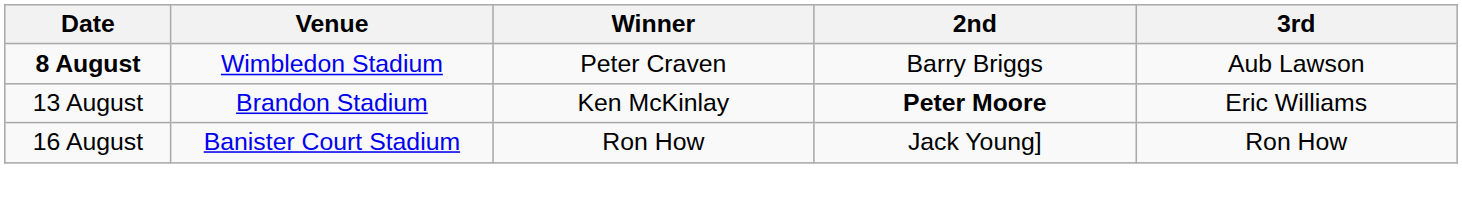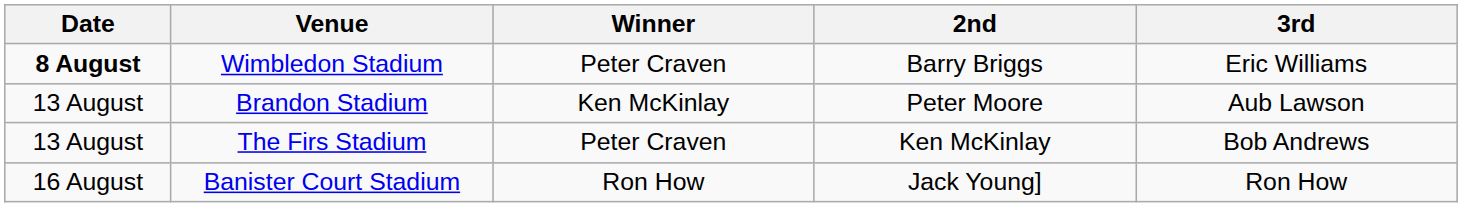(1296, 63) Aub Lawson -> (1296, 63) Eric Williams
(975, 102) bold -> (975, 102) normal
(1296, 102) Eric Williams -> (1296, 102) Aub Lawson
+ row: (332, 142)
